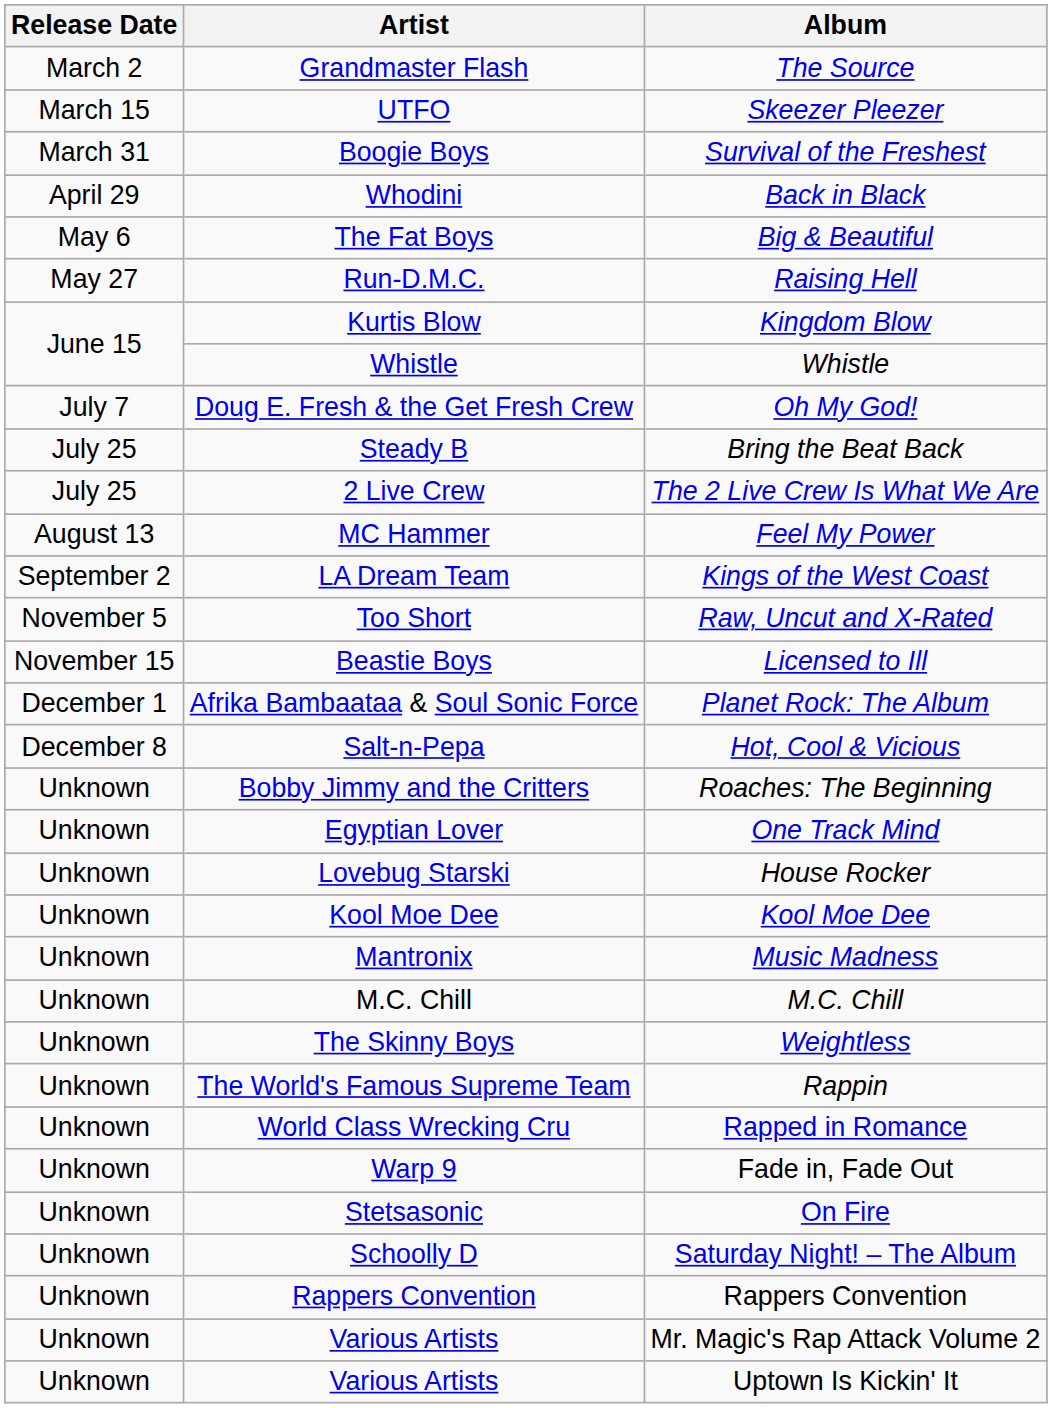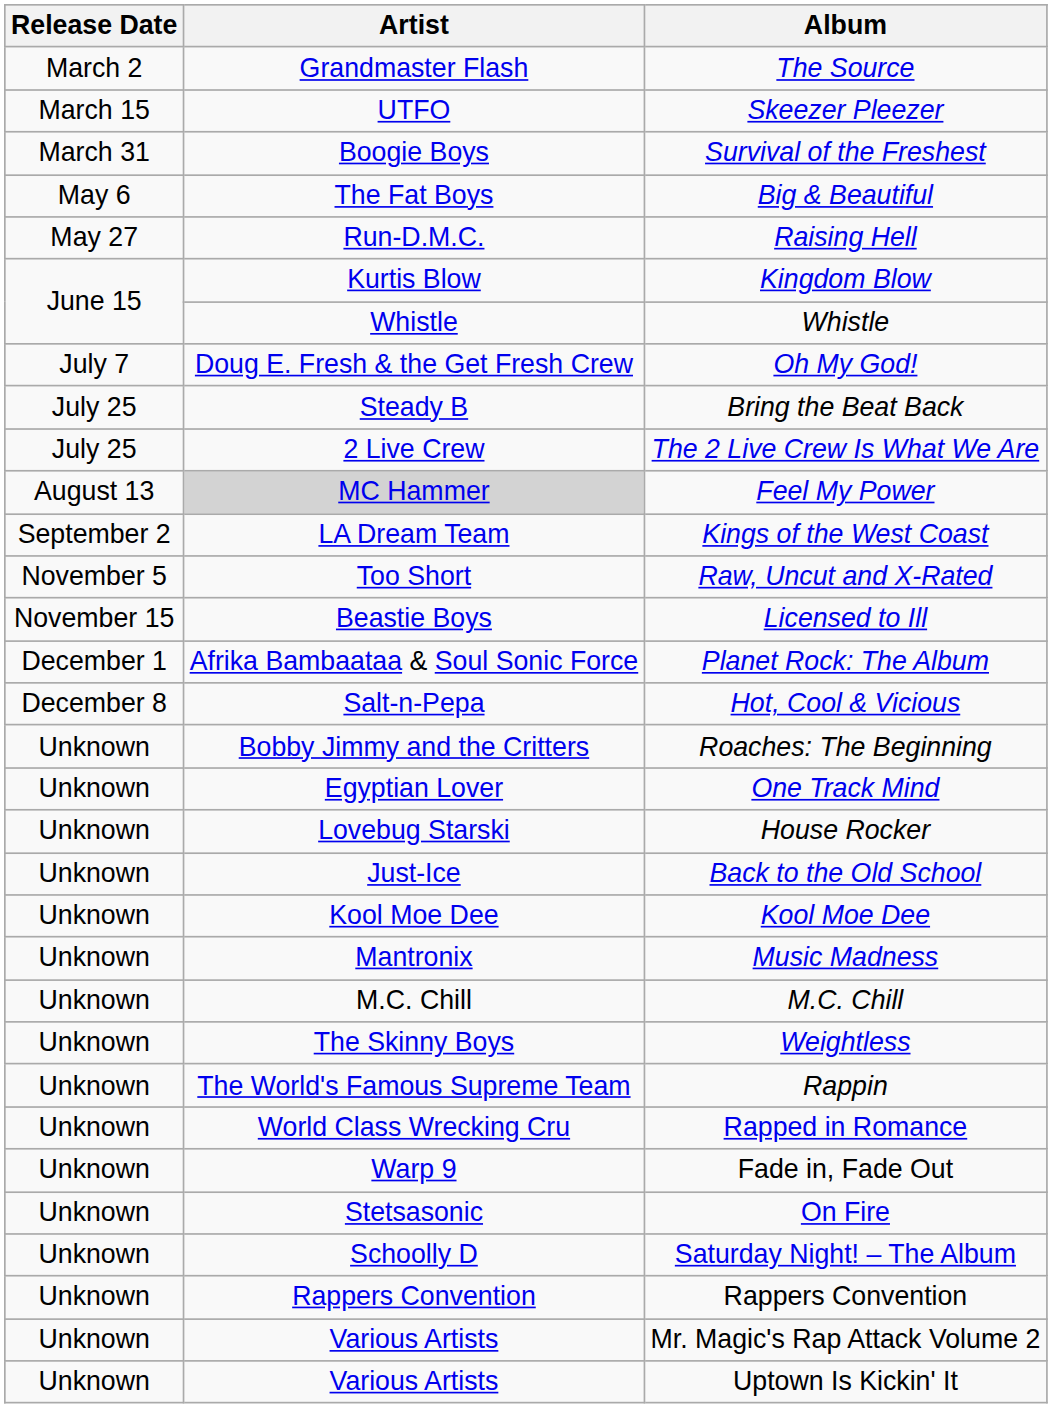- row: (845, 195)
(414, 534) no background -> (414, 491) lightgrey background
+ row: (845, 873)
